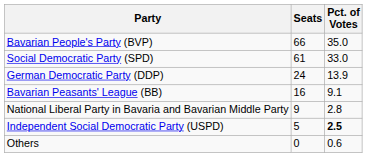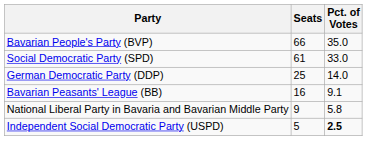(300, 76) 24 -> (300, 76) 25
(338, 76) 13.9 -> (338, 76) 14.0
(335, 110) 2.8 -> (335, 110) 5.8
- row: (23, 144)
